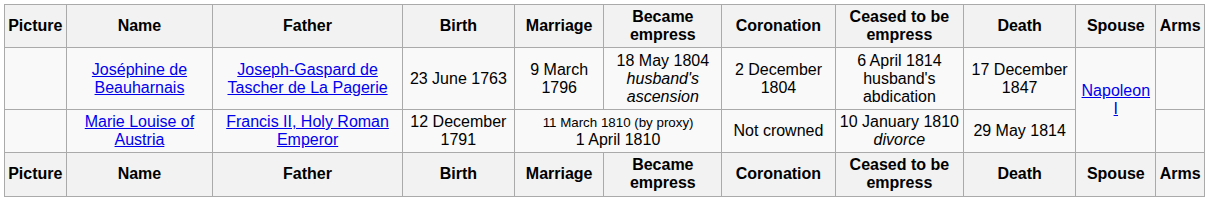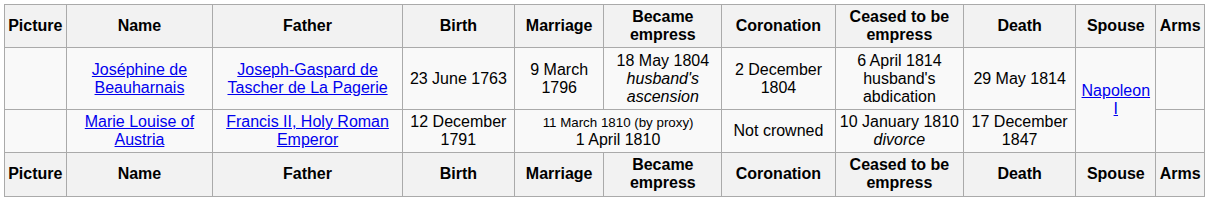(1020, 78) 17 December 1847 -> (1020, 78) 29 May 1814
(1020, 130) 29 May 1814 -> (1020, 130) 17 December 1847
